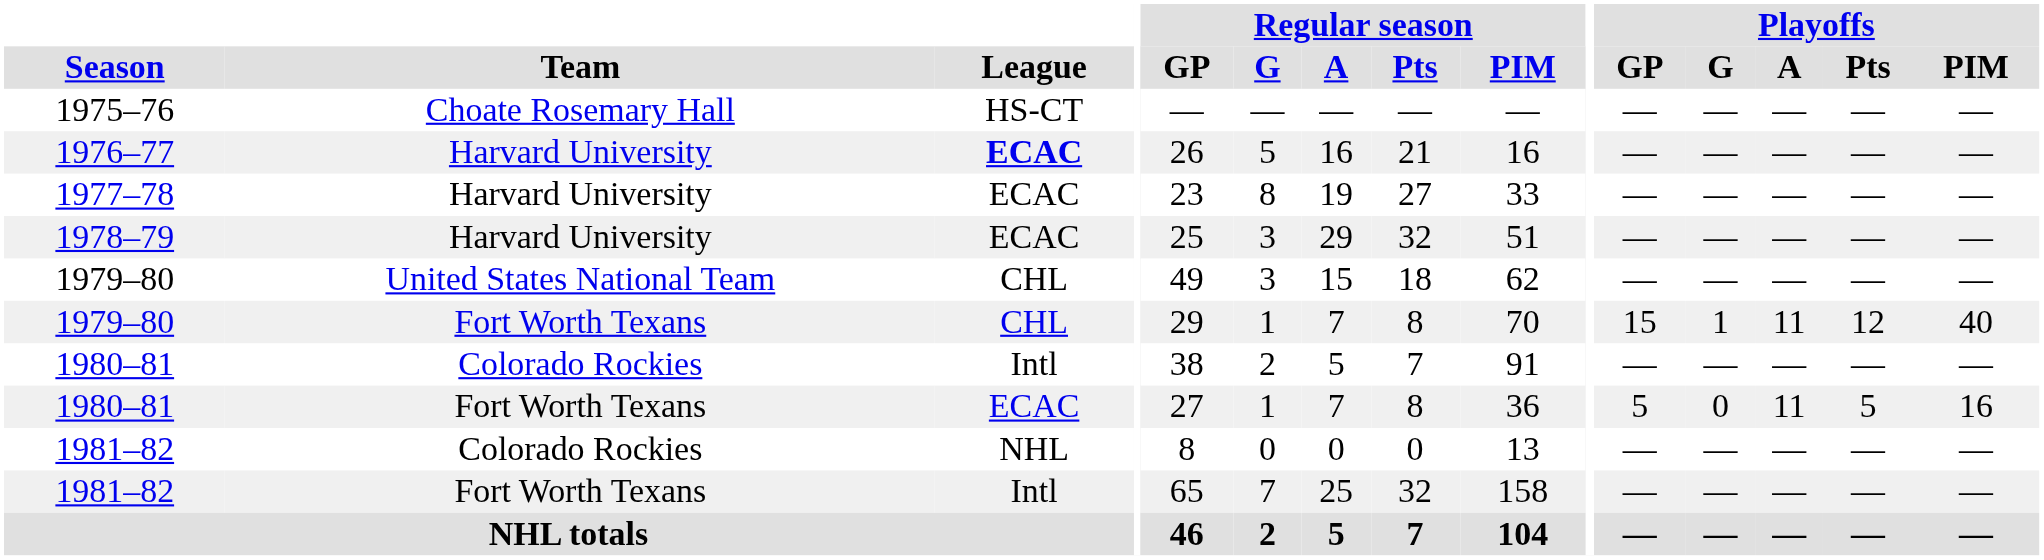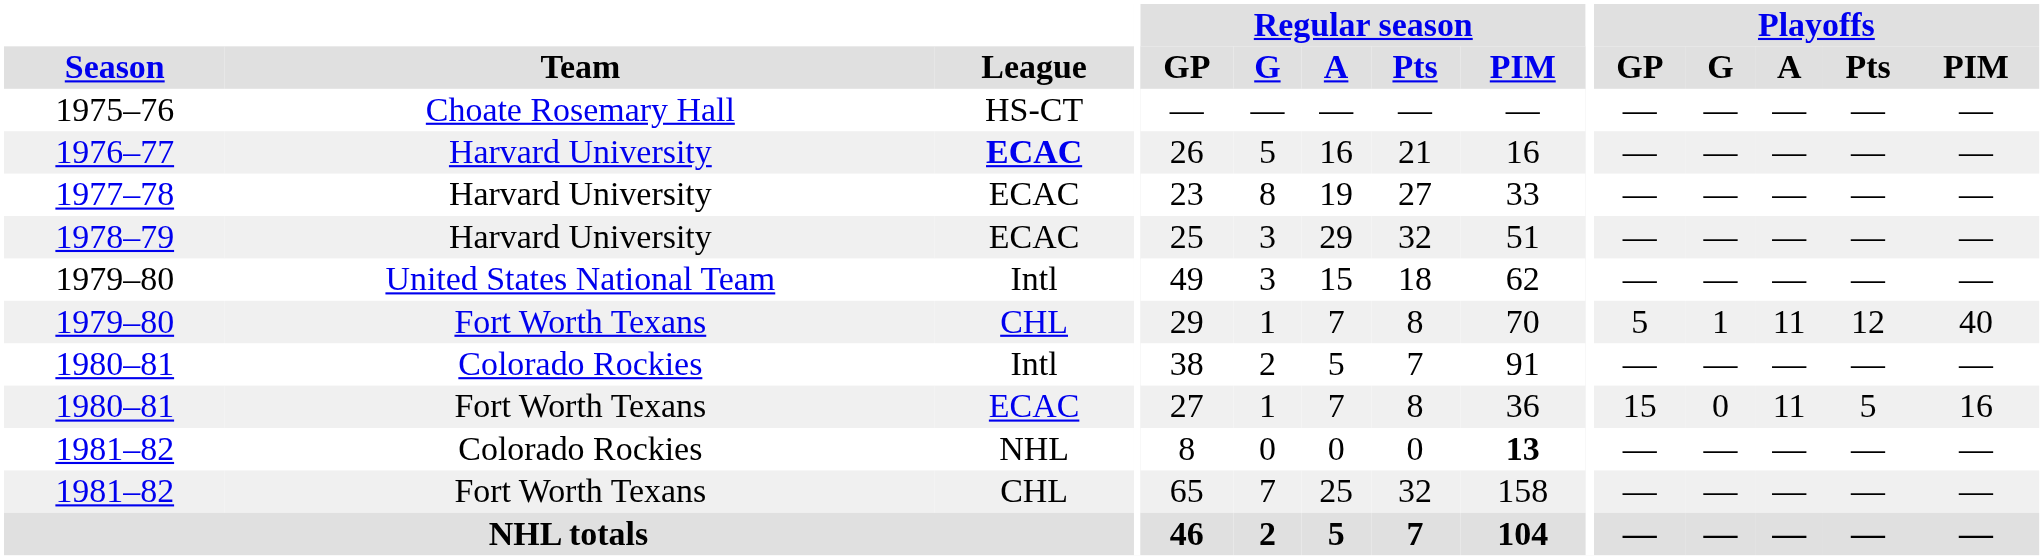(1034, 279) CHL -> (1034, 279) Intl
(1640, 321) 15 -> (1640, 321) 5
(1640, 406) 5 -> (1640, 406) 15
(1523, 448) normal -> (1523, 448) bold
(1034, 491) Intl -> (1034, 491) CHL
